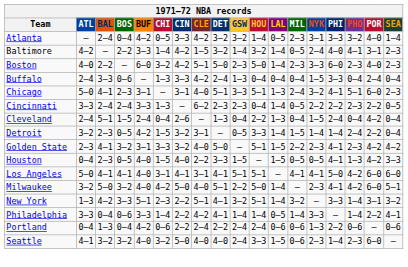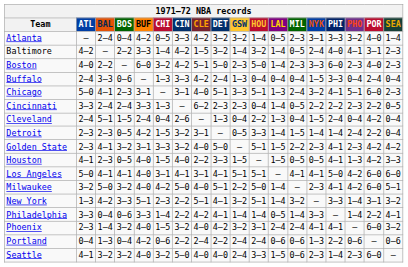(86, 133) 3–2 -> (86, 133) 2–3
(86, 161) 0–4 -> (86, 161) 4–1
+ row: (24, 228)
